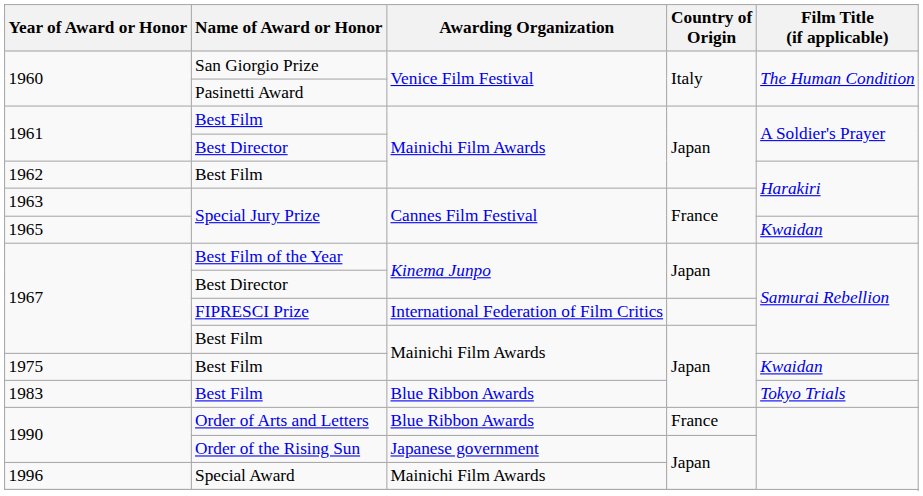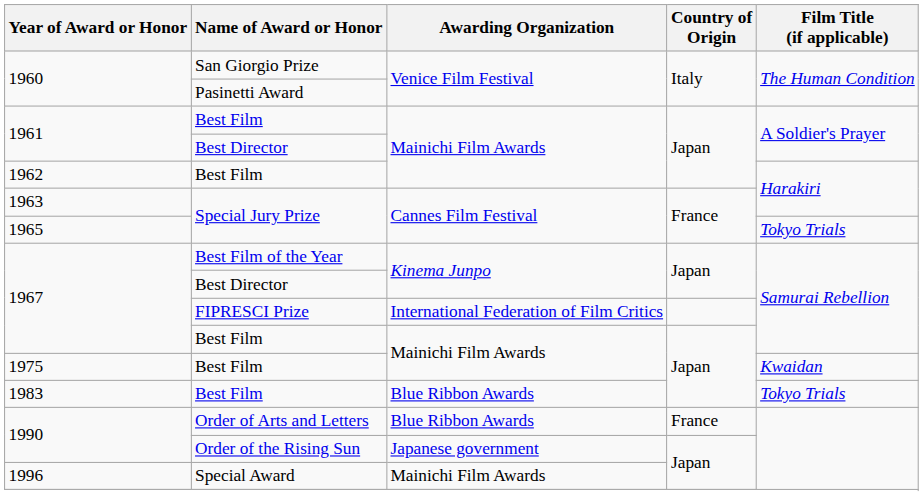(791, 229) Kwaidan -> (803, 229) Tokyo Trials
